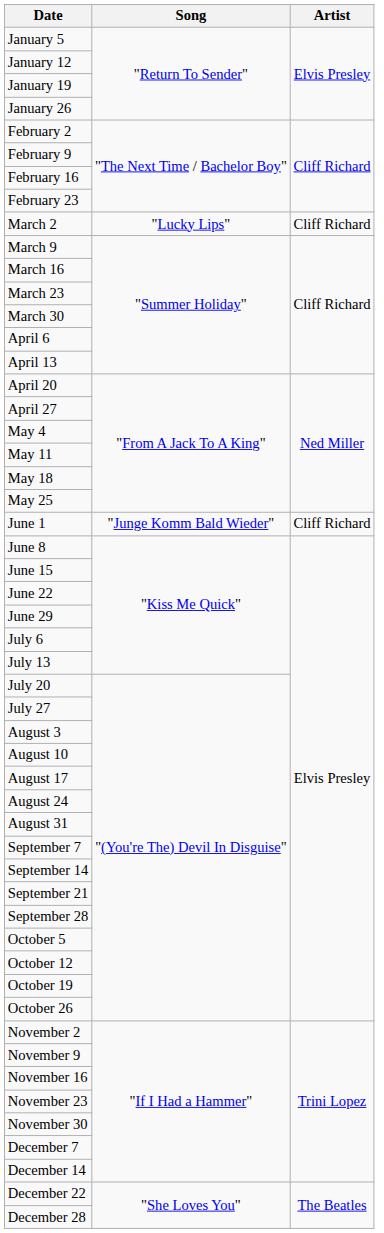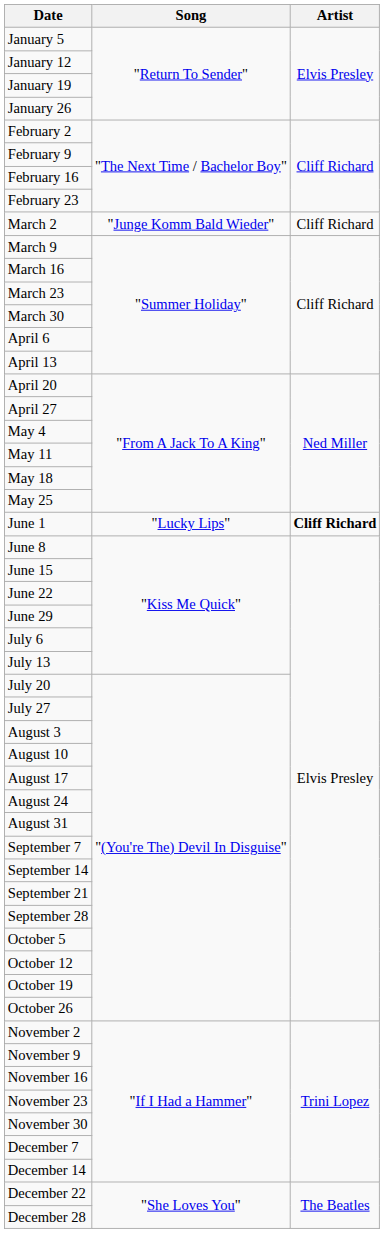(191, 223) "Lucky Lips" -> (191, 223) "Junge Komm Bald Wieder"
(191, 524) "Junge Komm Bald Wieder" -> (191, 524) "Lucky Lips"
(332, 524) normal -> (335, 524) bold
